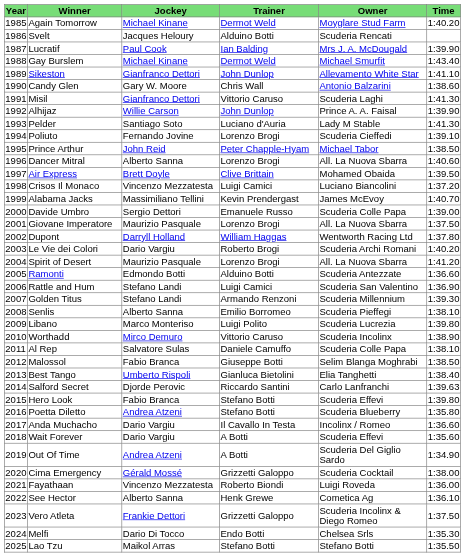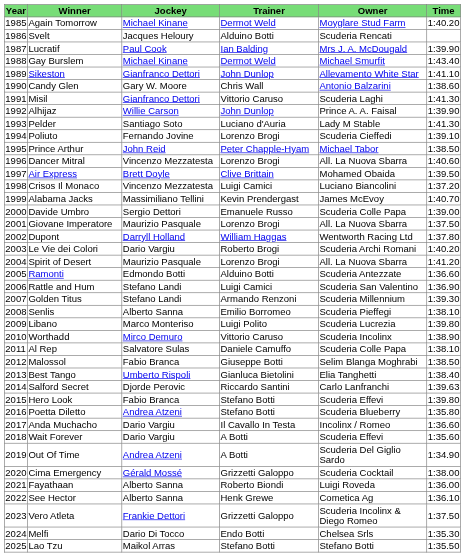(153, 161) Alberto Sanna -> (168, 161) Vincenzo Mezzatesta
(168, 485) Vincenzo Mezzatesta -> (153, 485) Alberto Sanna
